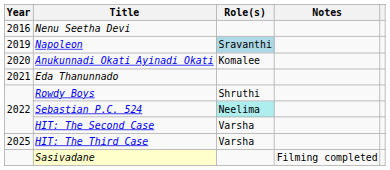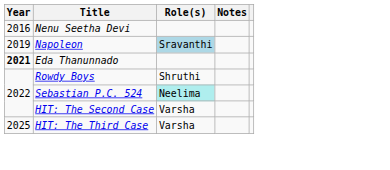- row: (124, 61)
(19, 77) normal -> (19, 61) bold
- row: (65, 157)
